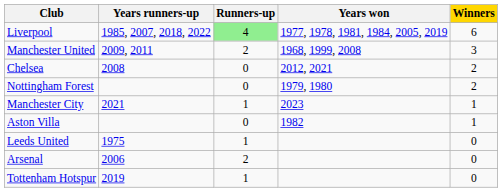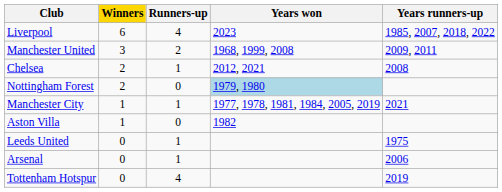columns swapped: (474, 13) <-> (156, 13)
(246, 31) lightgreen background -> (178, 31) no background
(364, 31) 1977, 1978, 1981, 1984, 2005, 2019 -> (225, 31) 2023
(246, 68) 0 -> (178, 68) 1
(306, 86) no background -> (239, 86) lightblue background
(292, 104) 2023 -> (297, 104) 1977, 1978, 1981, 1984, 2005, 2019
(246, 159) 2 -> (178, 159) 1
(246, 178) 1 -> (178, 178) 4
